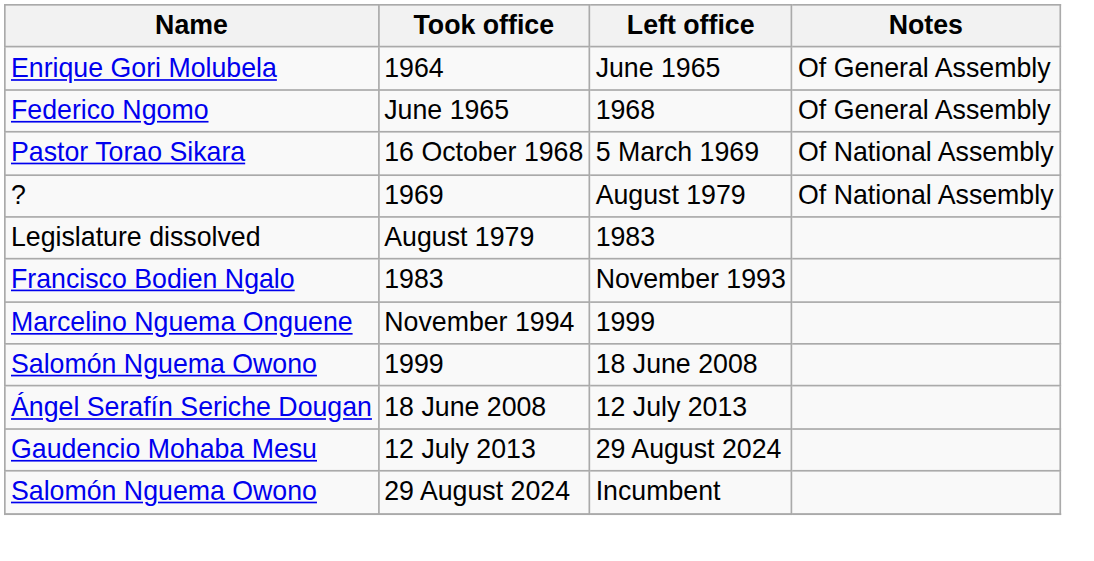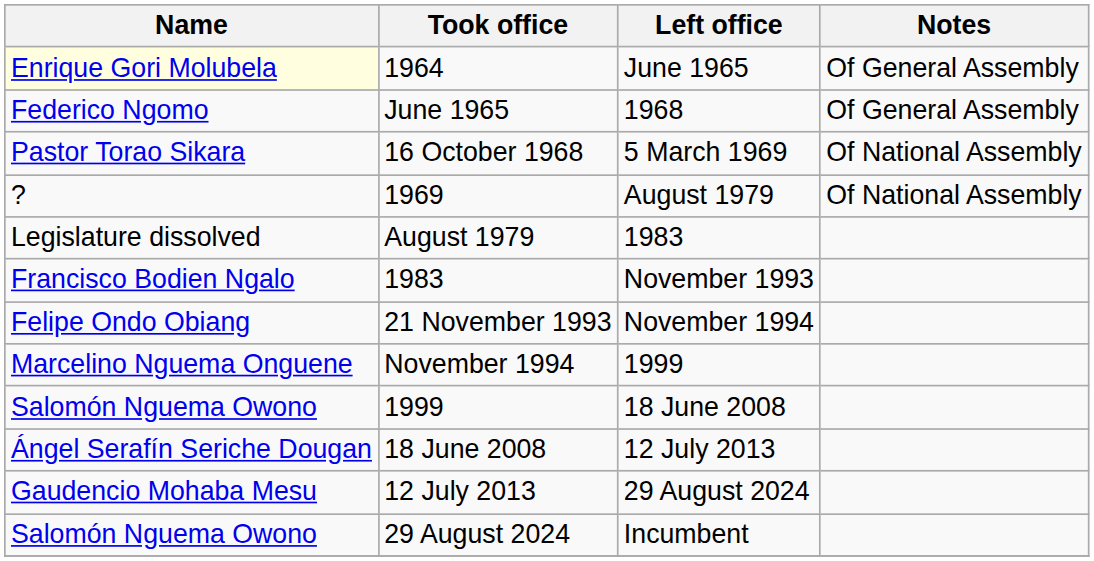(144, 68) no background -> (144, 68) lightyellow background
+ row: (498, 322)
